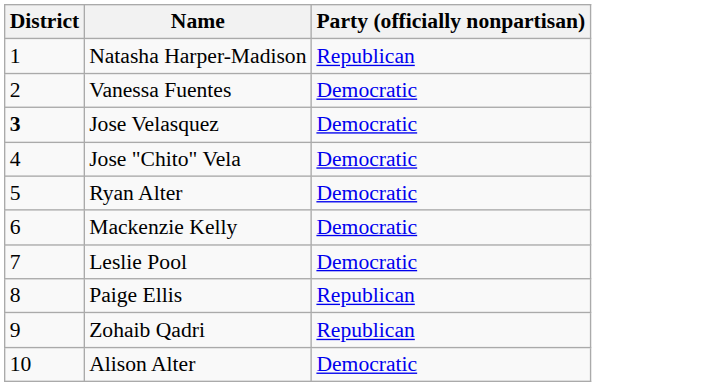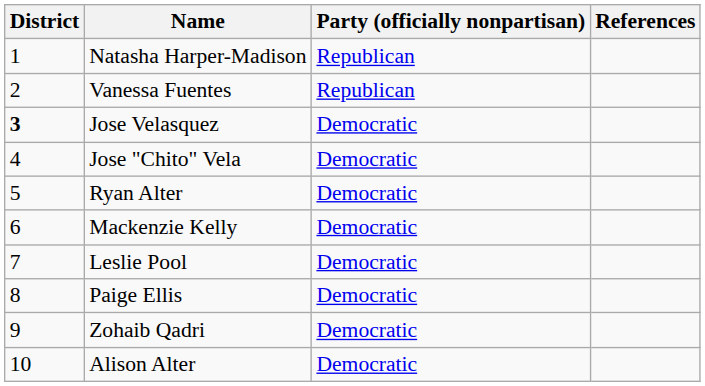+ column: (645, 21)
(367, 90) Democratic -> (366, 90) Republican
(366, 295) Republican -> (367, 295) Democratic
(366, 329) Republican -> (367, 329) Democratic
